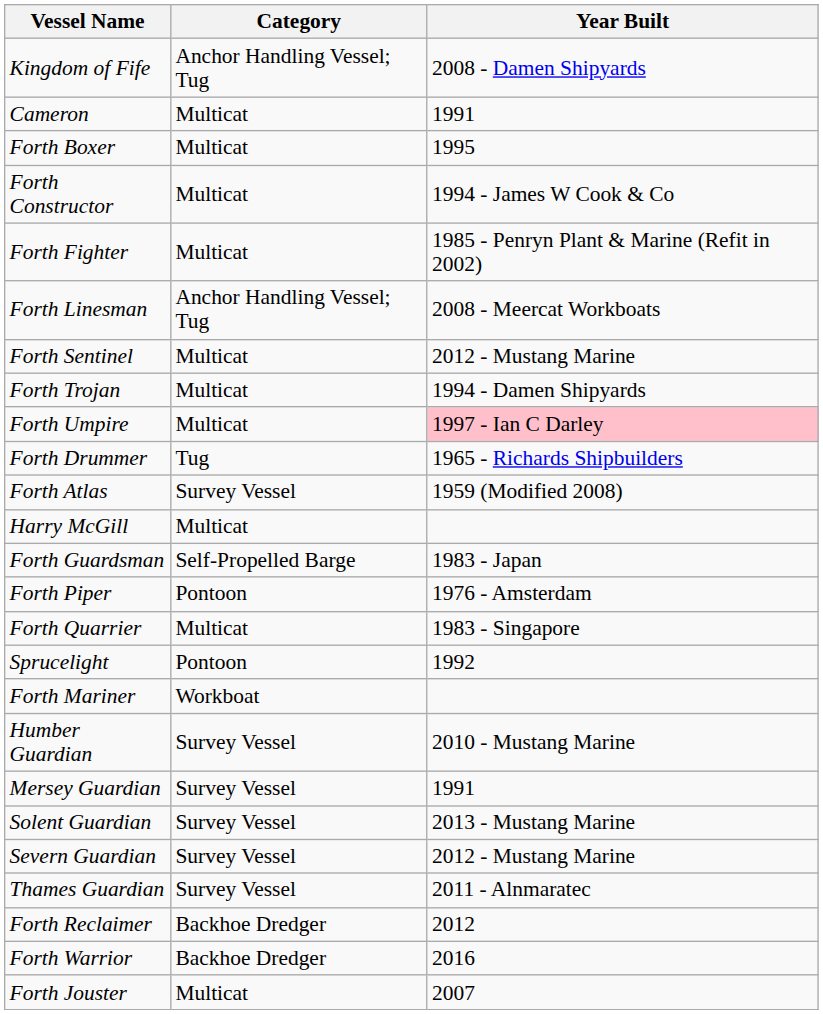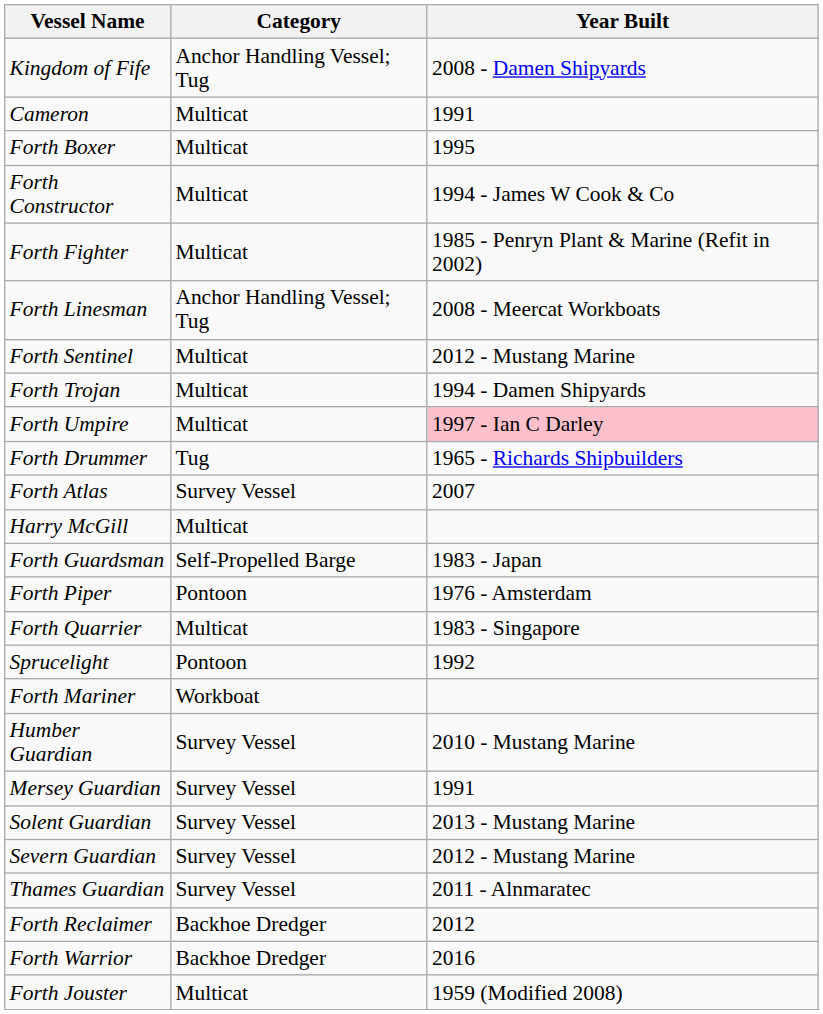(527, 492) 1959 (Modified 2008) -> (454, 492) 2007
(454, 992) 2007 -> (527, 992) 1959 (Modified 2008)
